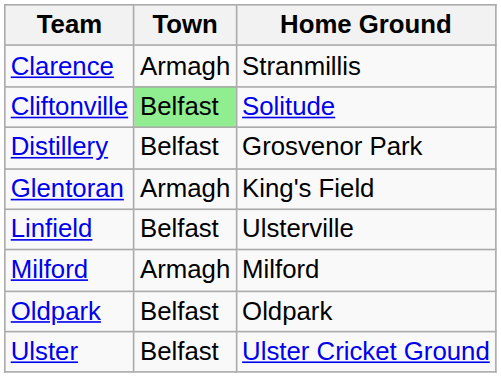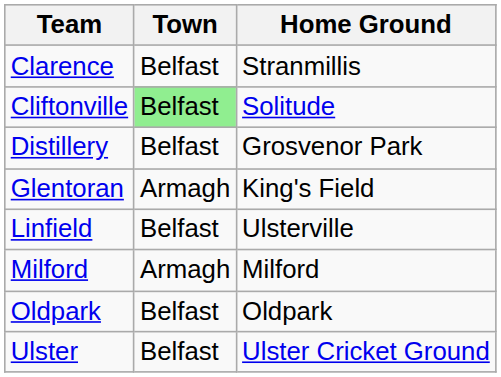(185, 65) Armagh -> (179, 65) Belfast
